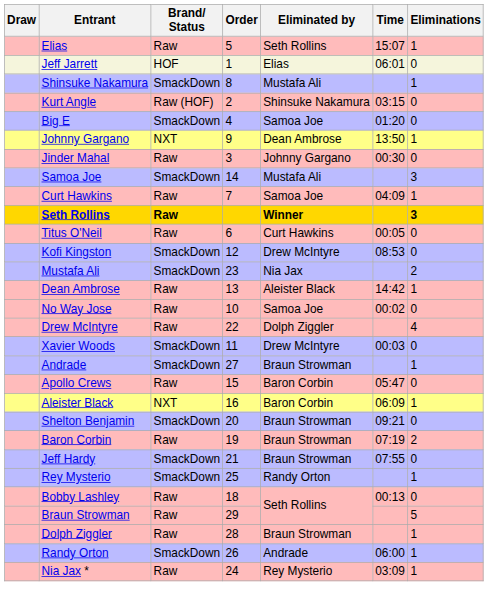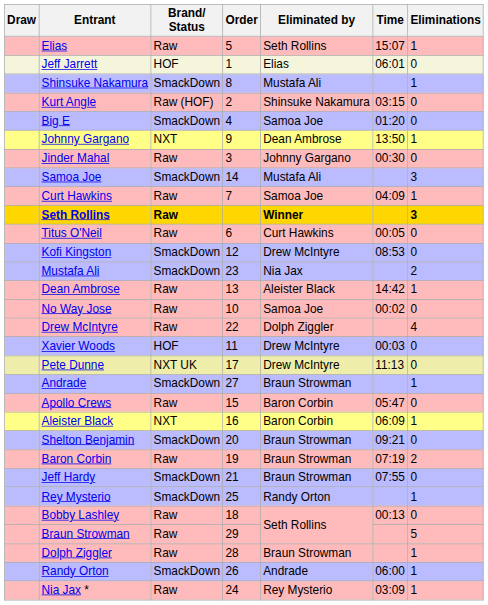(187, 346) SmackDown -> (166, 346) HOF
+ row: (73, 365)
